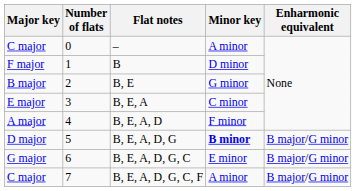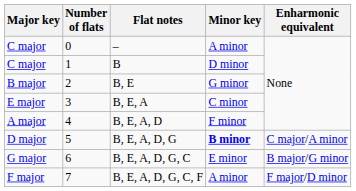(26, 64) F major -> (26, 64) C major
(307, 139) B major/G minor -> (307, 139) C major/A minor
(26, 177) C major -> (26, 177) F major
(307, 177) B major/G minor -> (307, 177) F major/D minor
